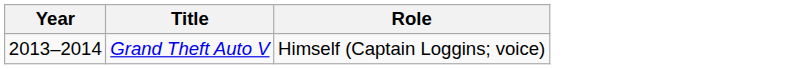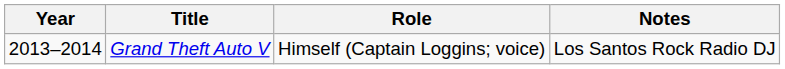+ column: (665, 19)
